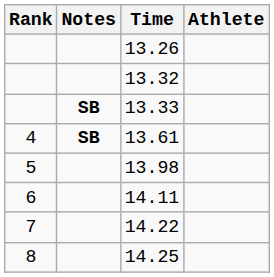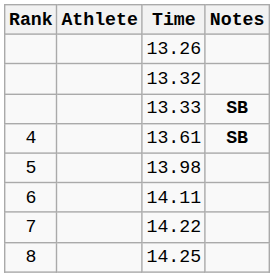columns swapped: (226, 20) <-> (89, 20)
